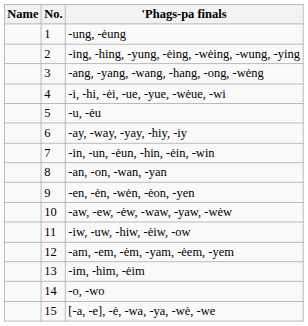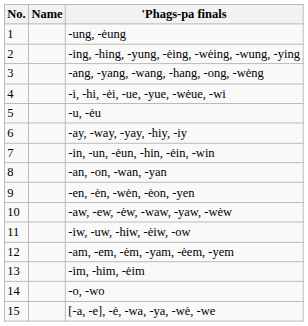columns swapped: (53, 14) <-> (23, 14)
